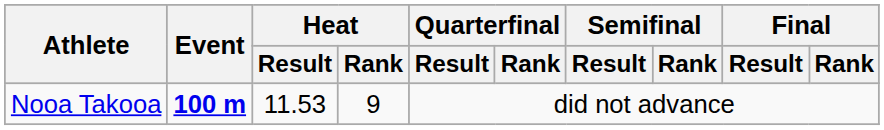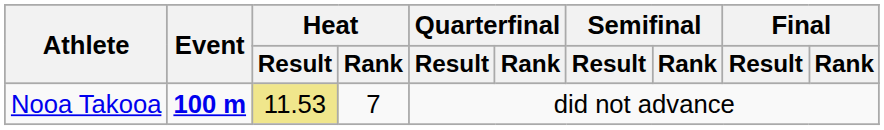(295, 104) no background -> (295, 104) khaki background
(373, 104) 9 -> (373, 104) 7
